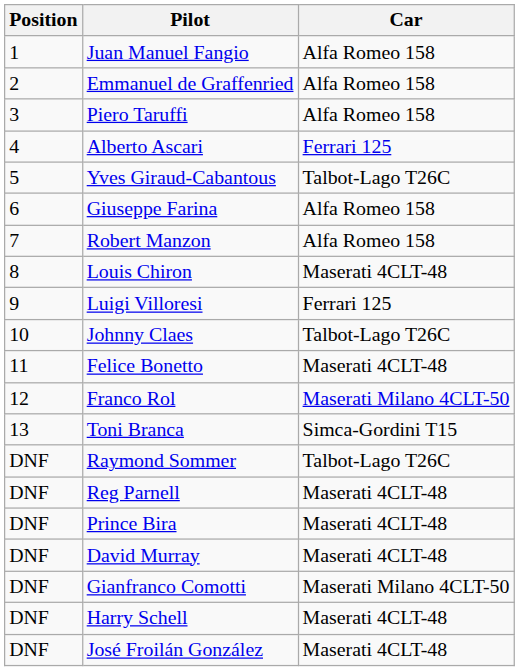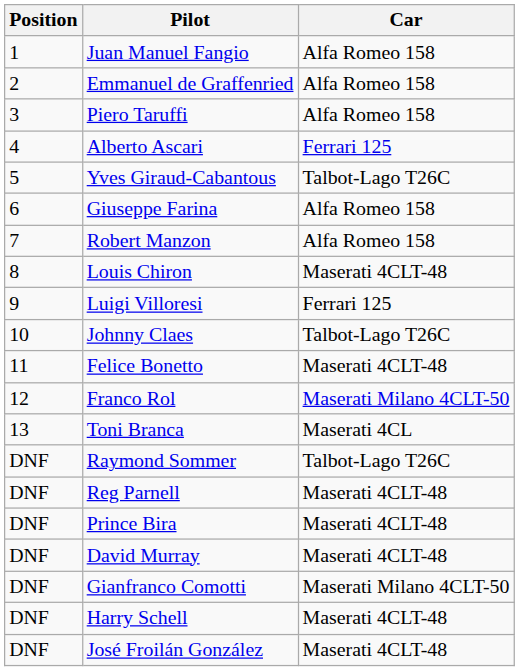(380, 429) Simca-Gordini T15 -> (357, 429) Maserati 4CL
